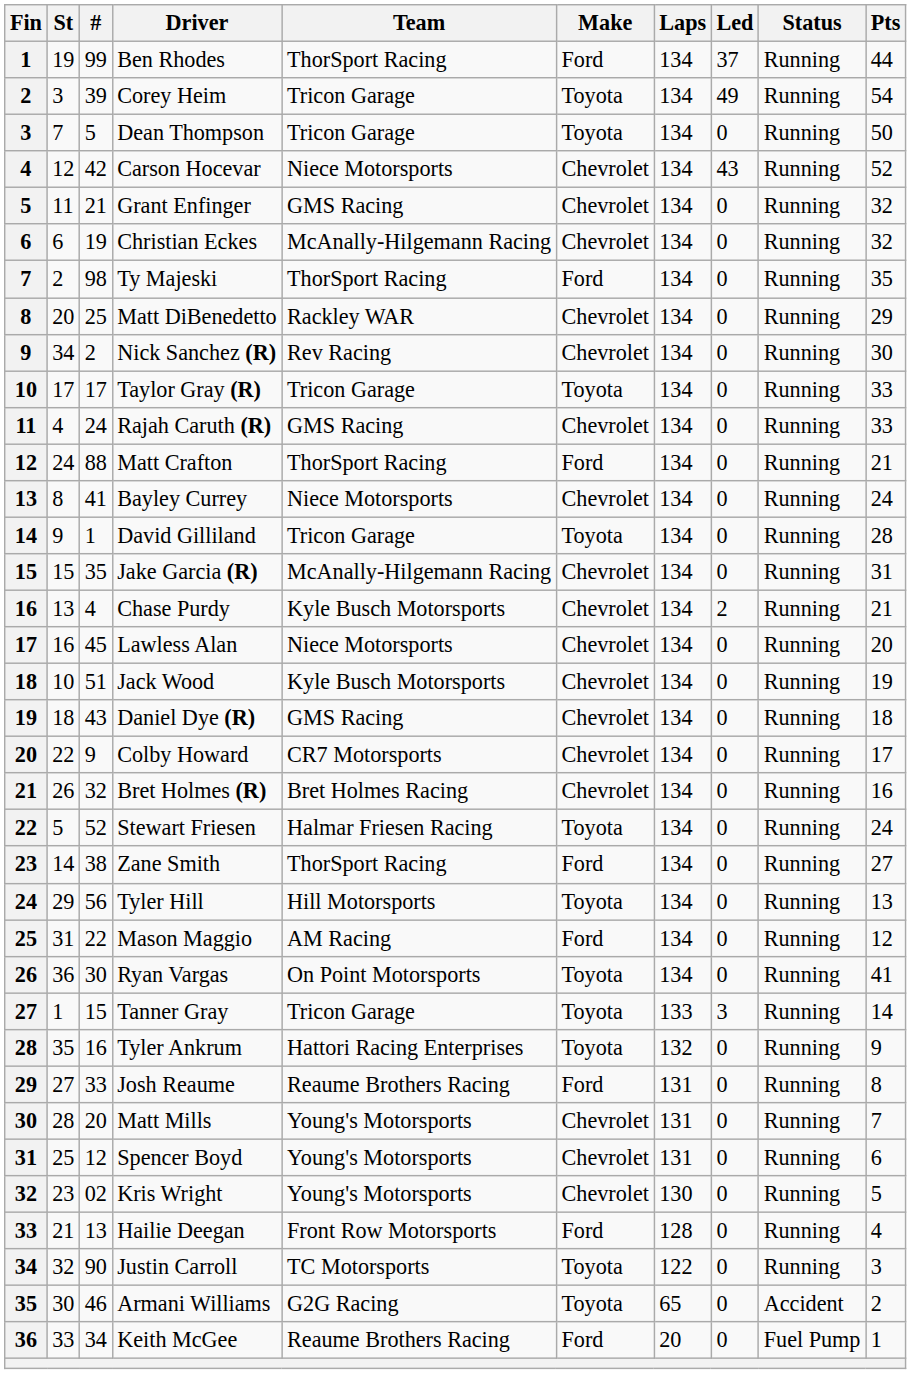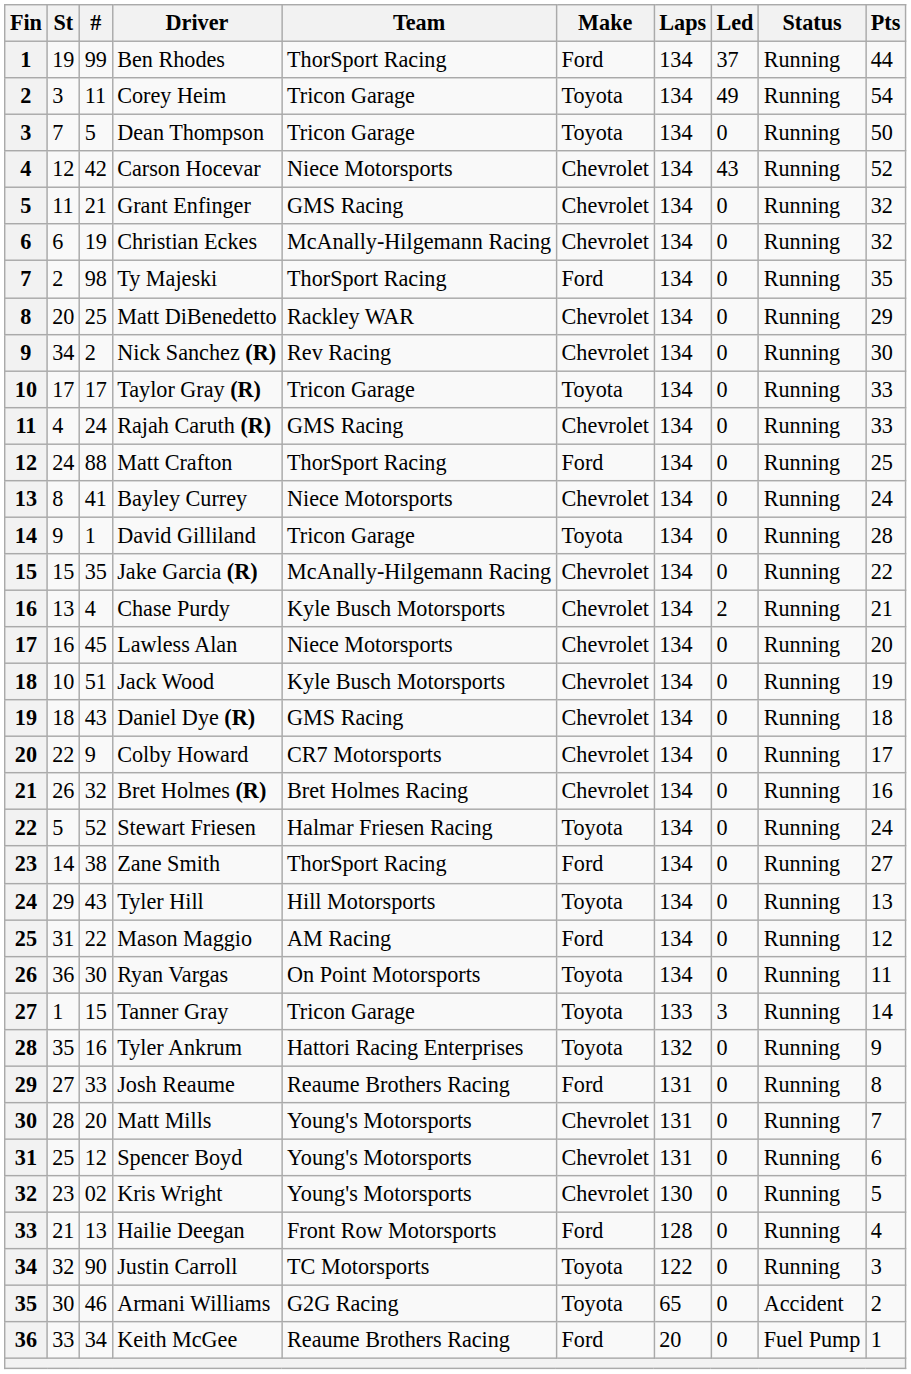(96, 96) 39 -> (95, 96) 11
(882, 462) 21 -> (882, 462) 25
(882, 571) 31 -> (882, 571) 22
(96, 901) 56 -> (96, 901) 43
(882, 974) 41 -> (881, 974) 11
